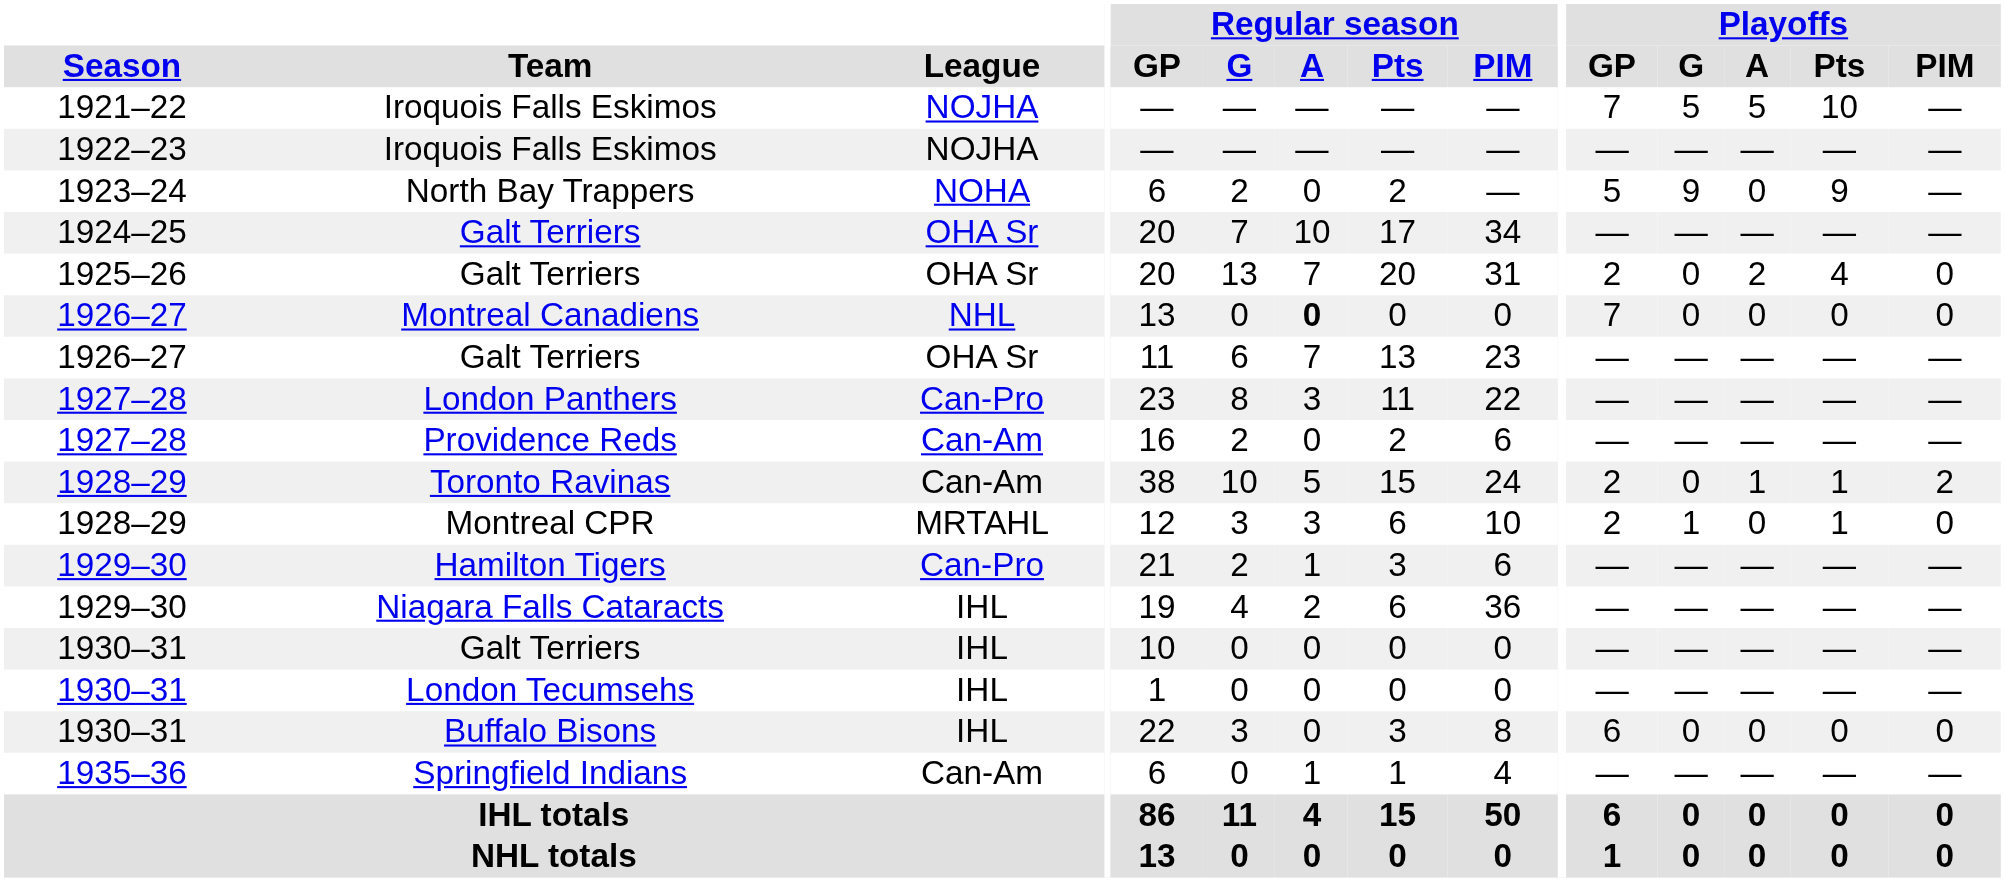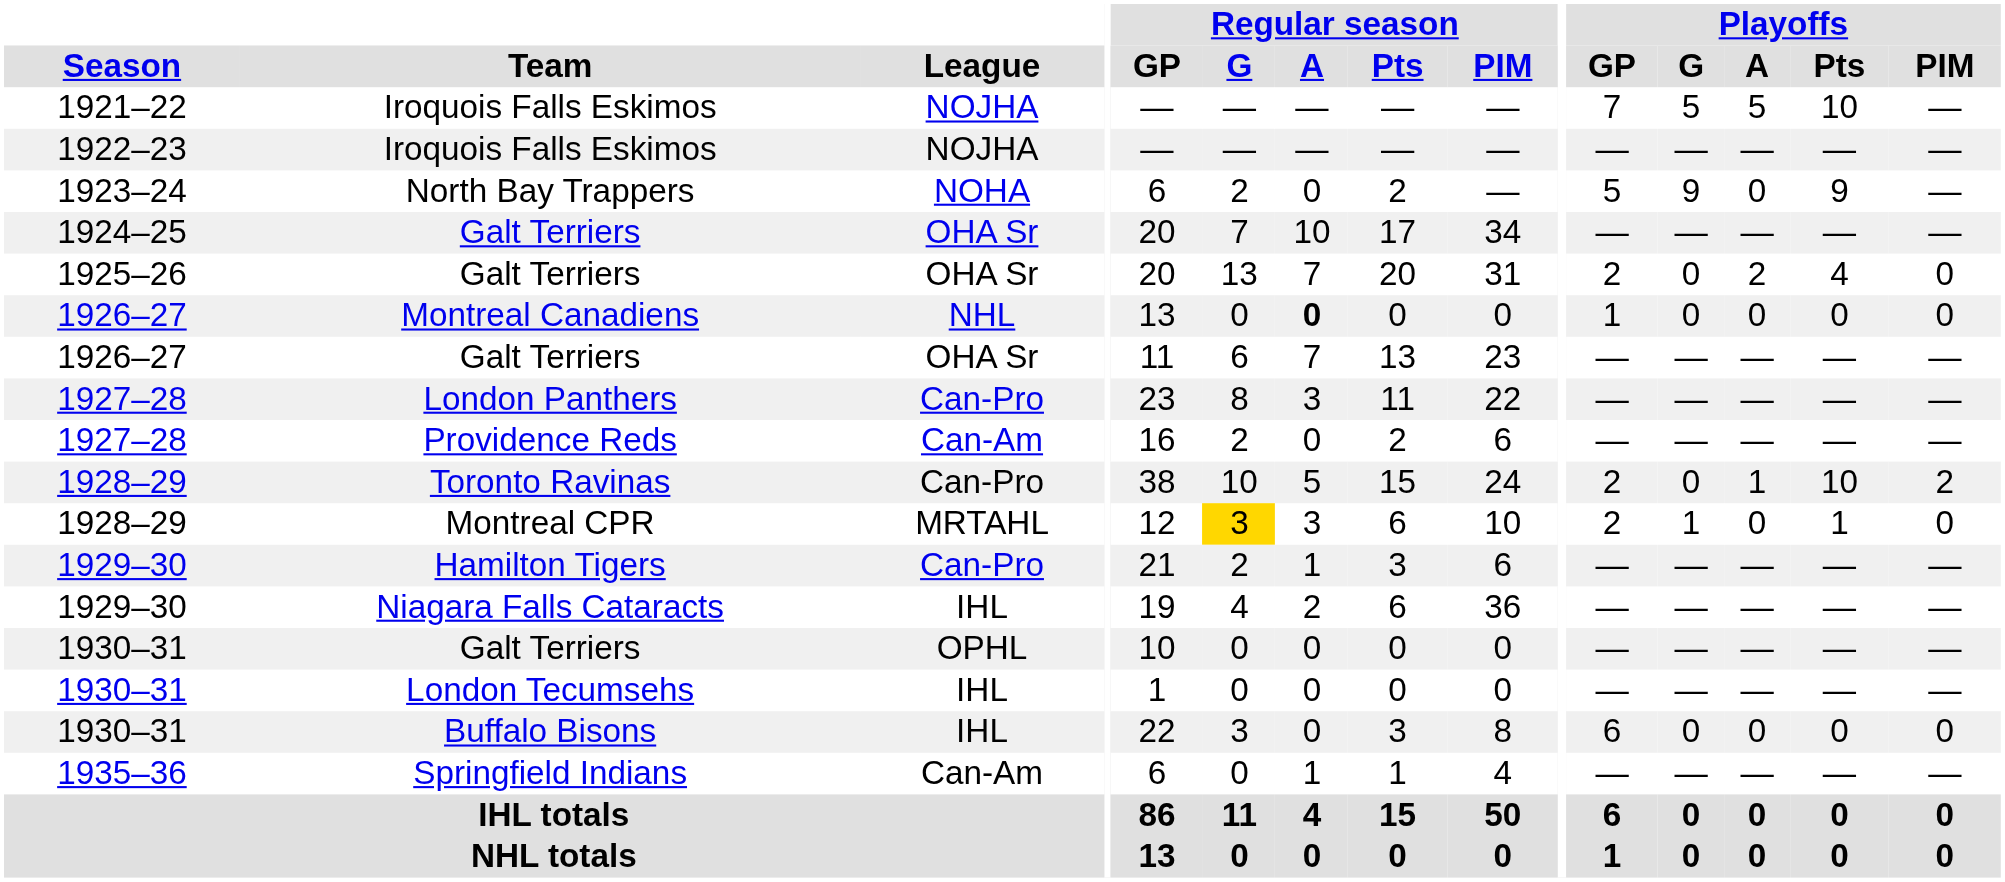(1612, 315) 7 -> (1612, 315) 1
(982, 481) Can-Am -> (982, 481) Can-Pro
(1839, 481) 1 -> (1839, 481) 10
(1239, 523) no background -> (1239, 523) gold background
(982, 648) IHL -> (982, 648) OPHL
